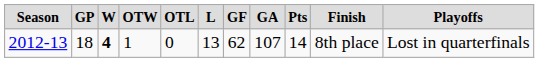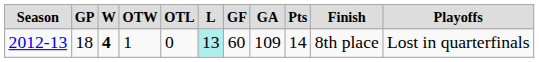(211, 42) no background -> (211, 42) paleturquoise background
(236, 42) 62 -> (236, 42) 60
(268, 42) 107 -> (268, 42) 109
